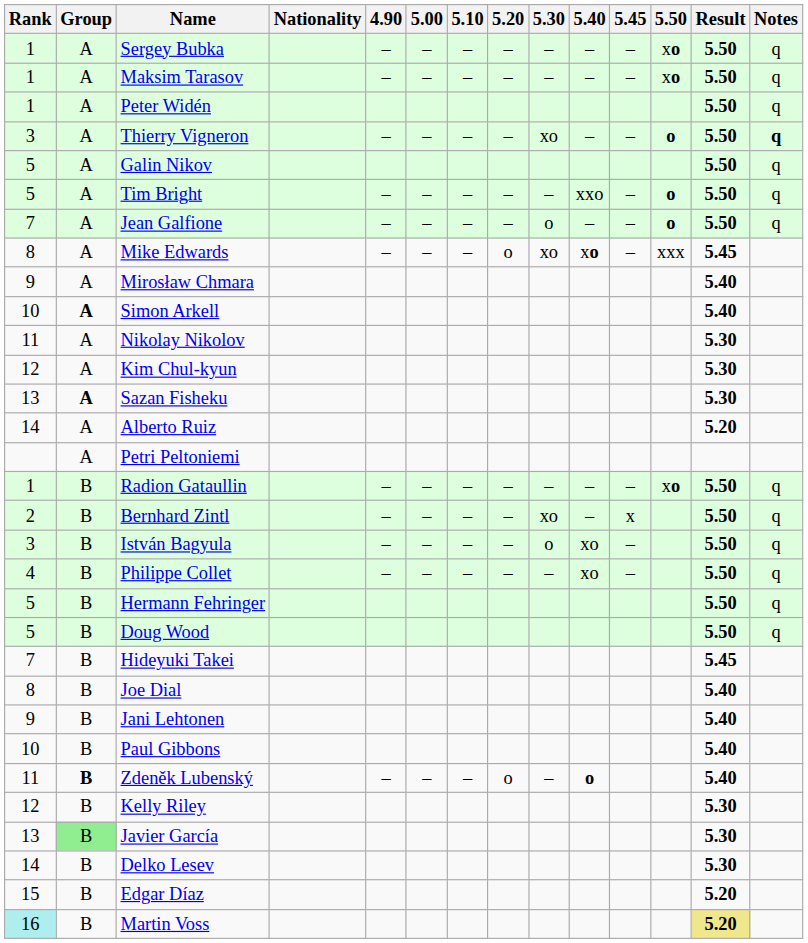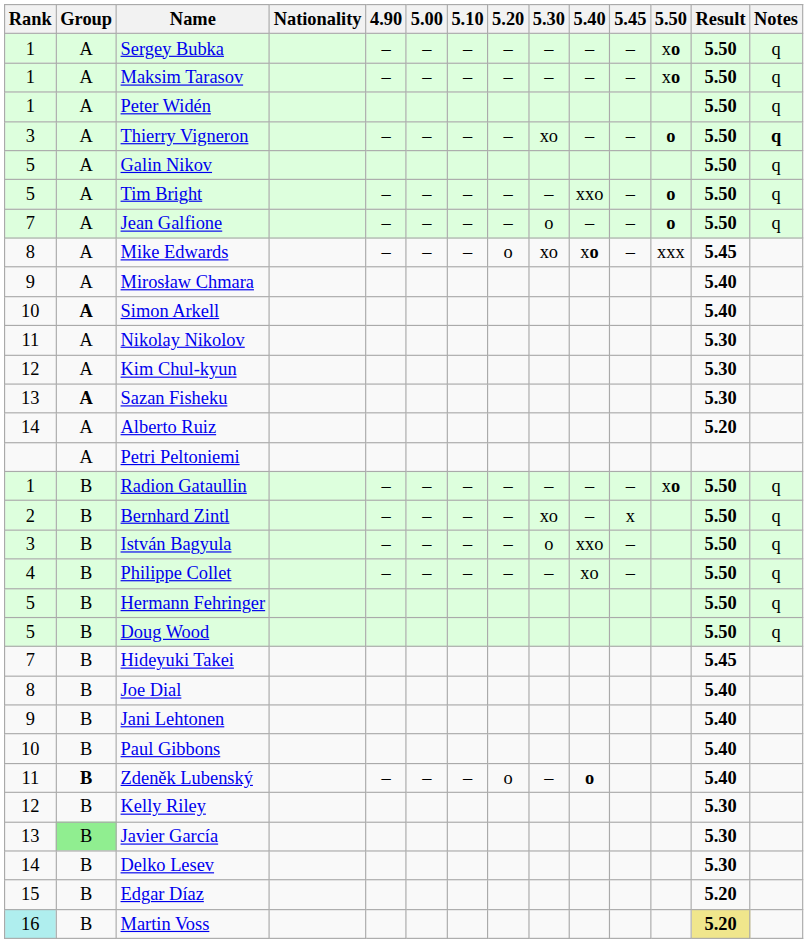(590, 544) xo -> (590, 544) xxo
